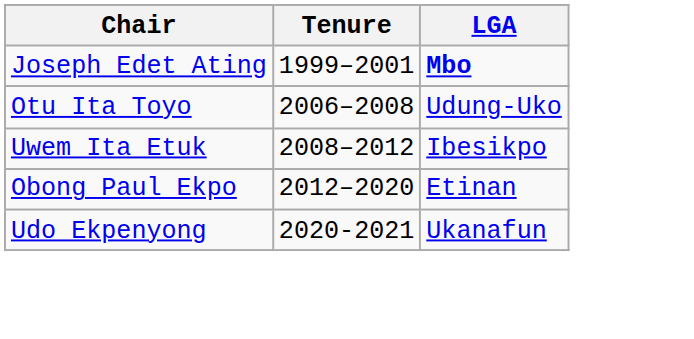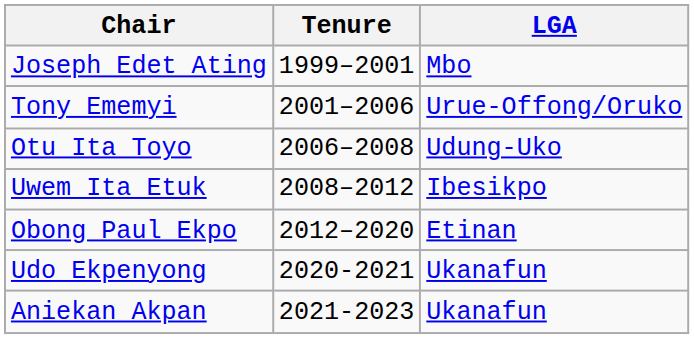(449, 66) bold -> (449, 66) normal
+ row: (94, 107)
+ row: (109, 312)
